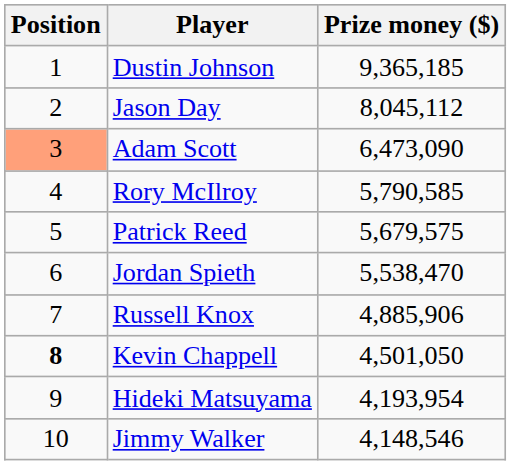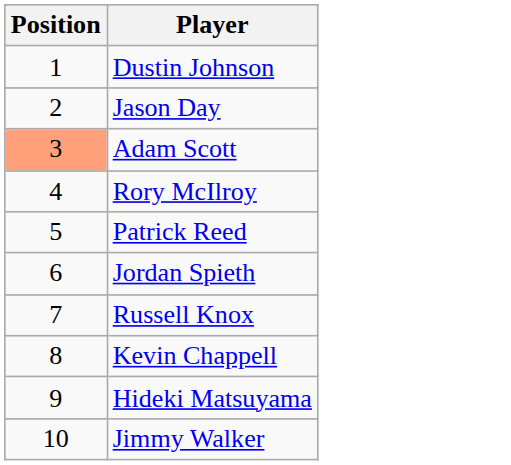- column: (412, 25)
(56, 356) bold -> (56, 356) normal
